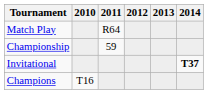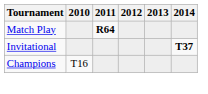(111, 30) normal -> (105, 30) bold
- row: (38, 47)
